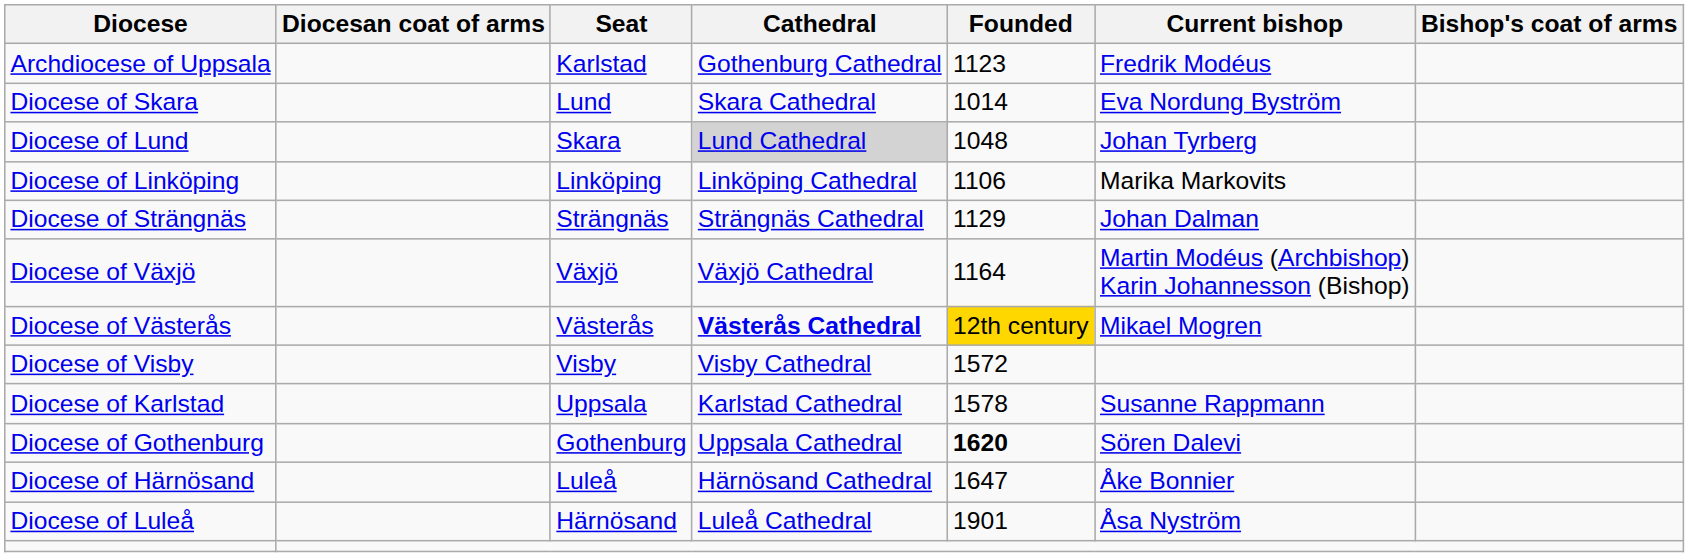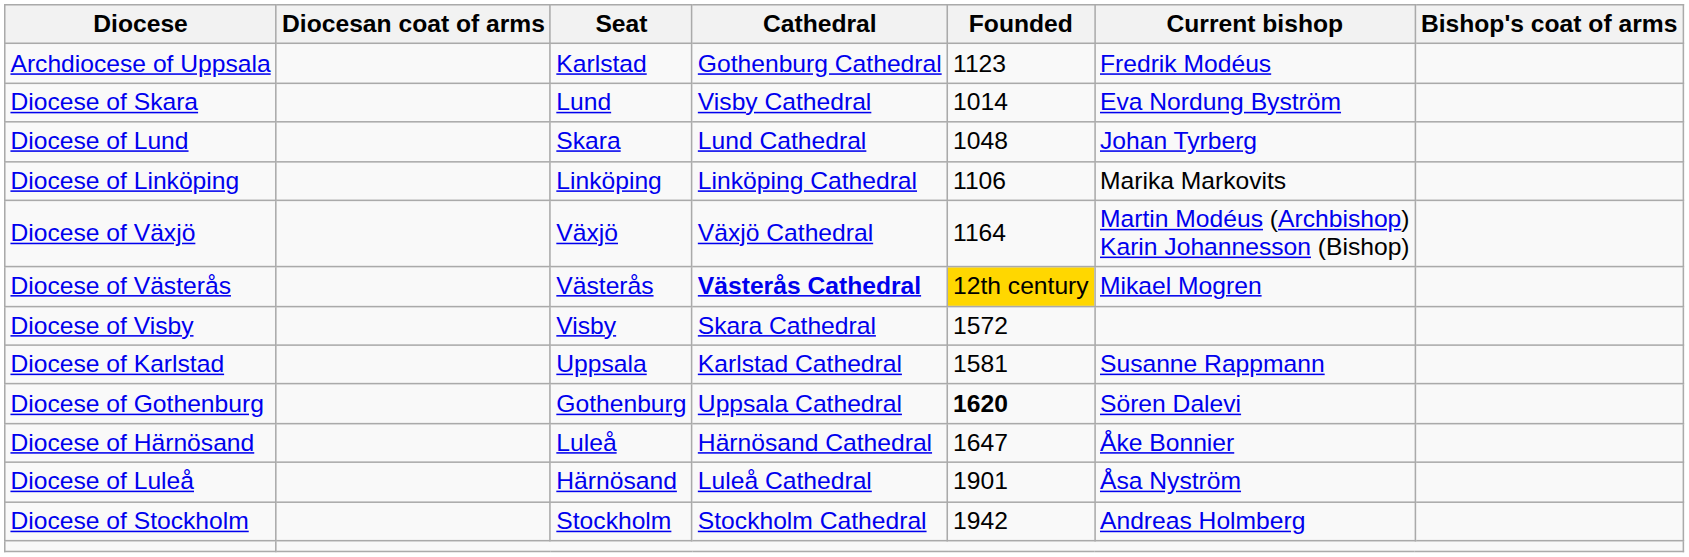(787, 102) Skara Cathedral -> (785, 102) Visby Cathedral
(782, 141) lightgrey background -> (782, 141) no background
- row: (128, 219)
(785, 364) Visby Cathedral -> (787, 325) Skara Cathedral
(980, 403) 1578 -> (980, 364) 1581
+ row: (130, 520)
